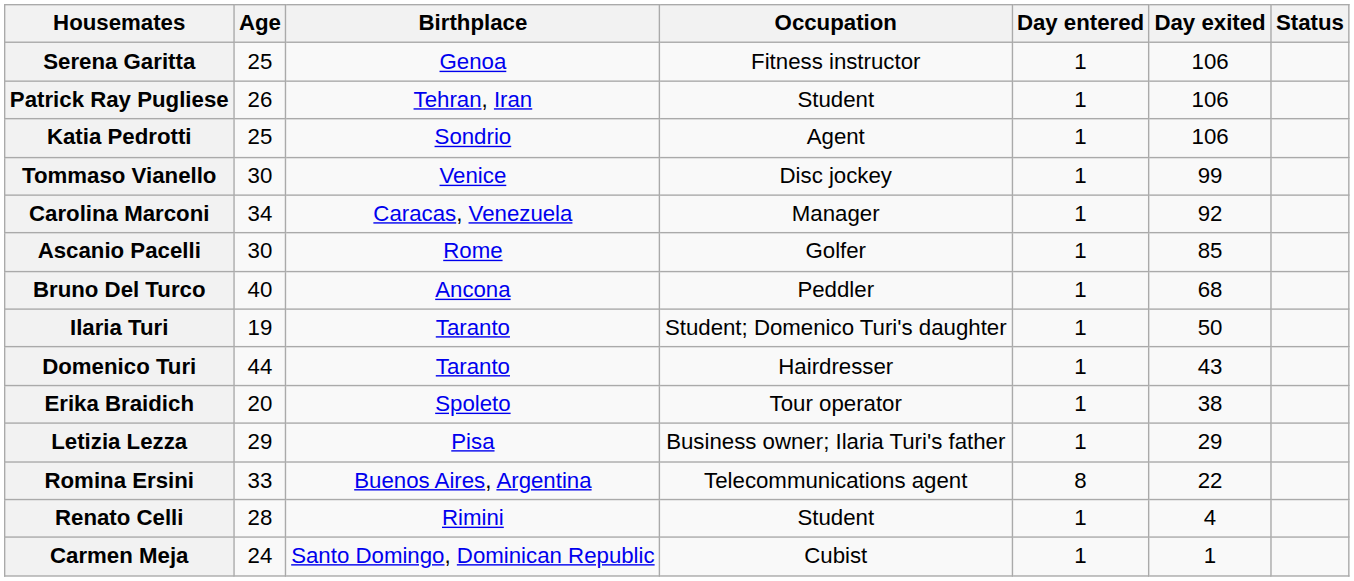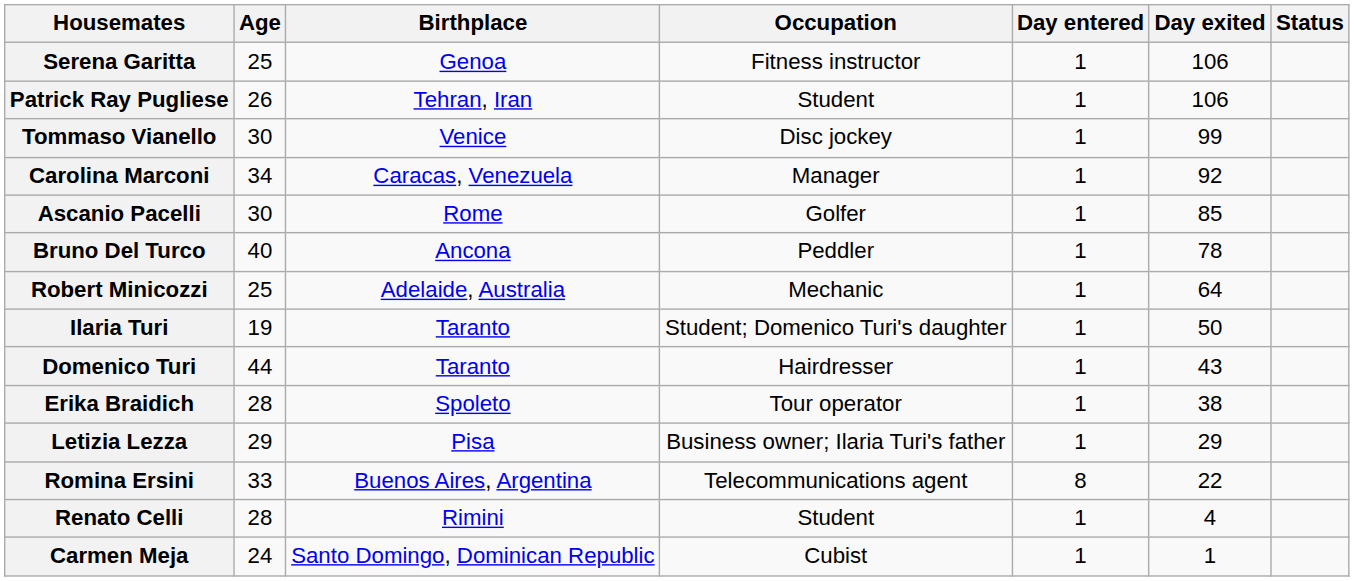- row: (119, 137)
(1210, 289) 68 -> (1210, 251) 78
+ row: (119, 289)
(260, 404) 20 -> (260, 404) 28
